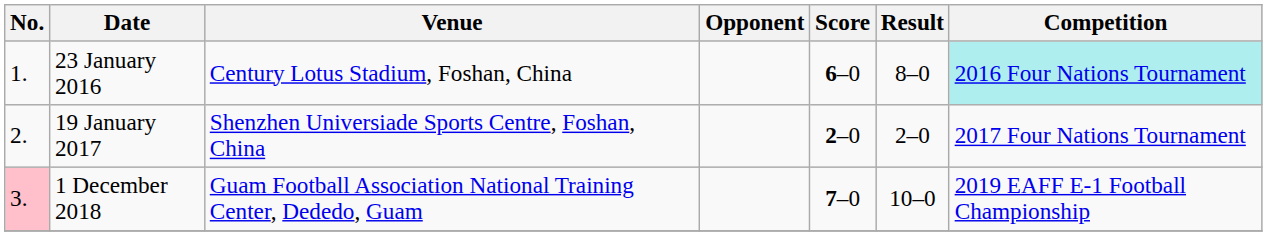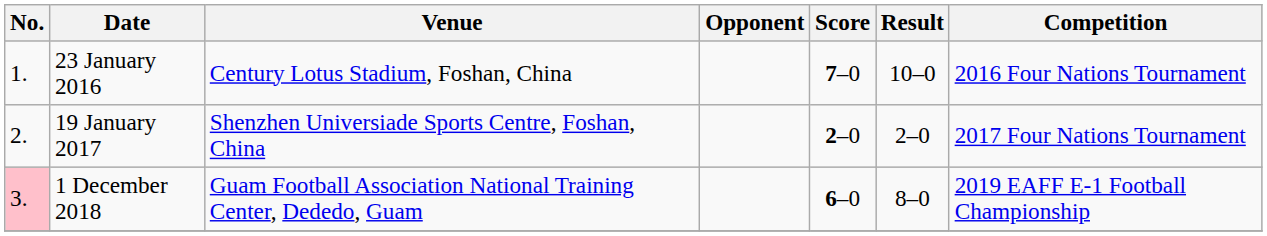(843, 72) 6–0 -> (843, 72) 7–0
(912, 72) 8–0 -> (912, 72) 10–0
(1100, 72) paleturquoise background -> (1100, 72) no background
(843, 198) 7–0 -> (843, 198) 6–0
(912, 198) 10–0 -> (912, 198) 8–0
